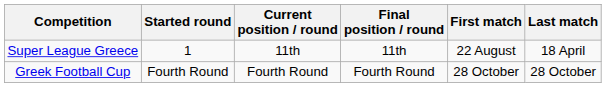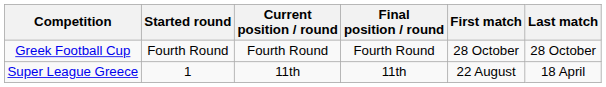rows swapped: (73, 51) <-> (73, 72)
